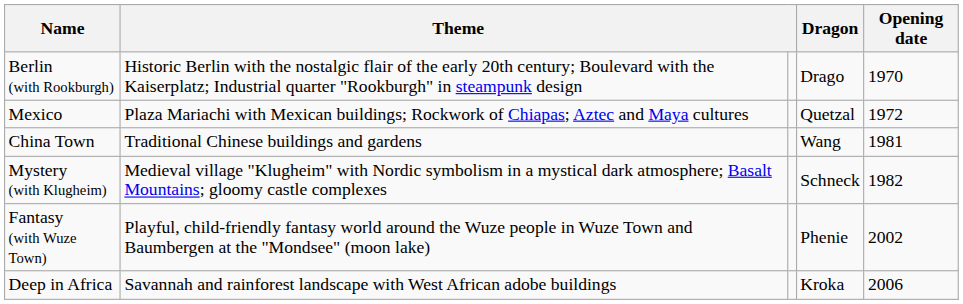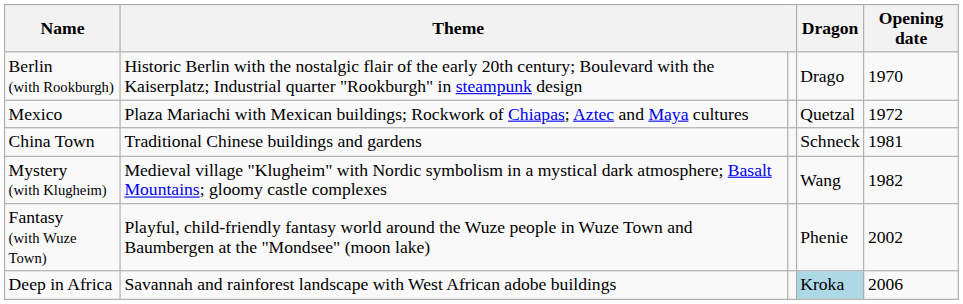(821, 141) Wang -> (830, 141) Schneck
(830, 179) Schneck -> (821, 179) Wang
(822, 284) no background -> (822, 284) lightblue background
